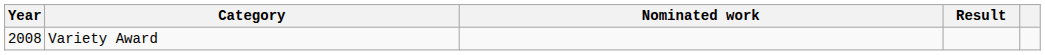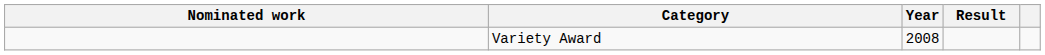columns swapped: (25, 16) <-> (701, 16)
